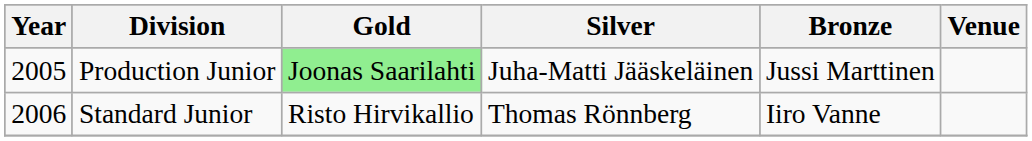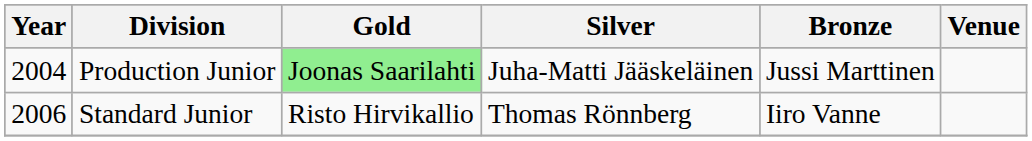(39, 69) 2005 -> (39, 69) 2004
